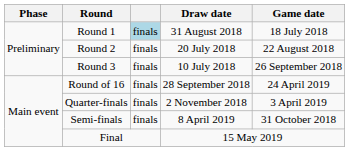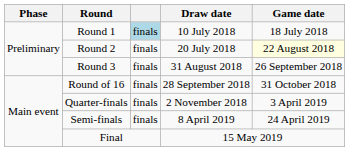(206, 31) 31 August 2018 -> (206, 31) 10 July 2018
(299, 48) no background -> (299, 48) lightyellow background
(206, 66) 10 July 2018 -> (206, 66) 31 August 2018
(299, 84) 24 April 2019 -> (299, 84) 31 October 2018
(299, 119) 31 October 2018 -> (299, 119) 24 April 2019
